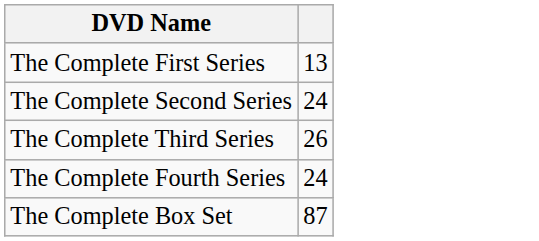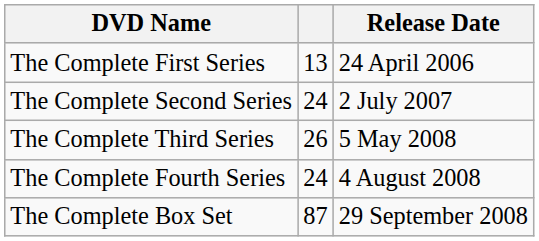+ column: (433, 23)
